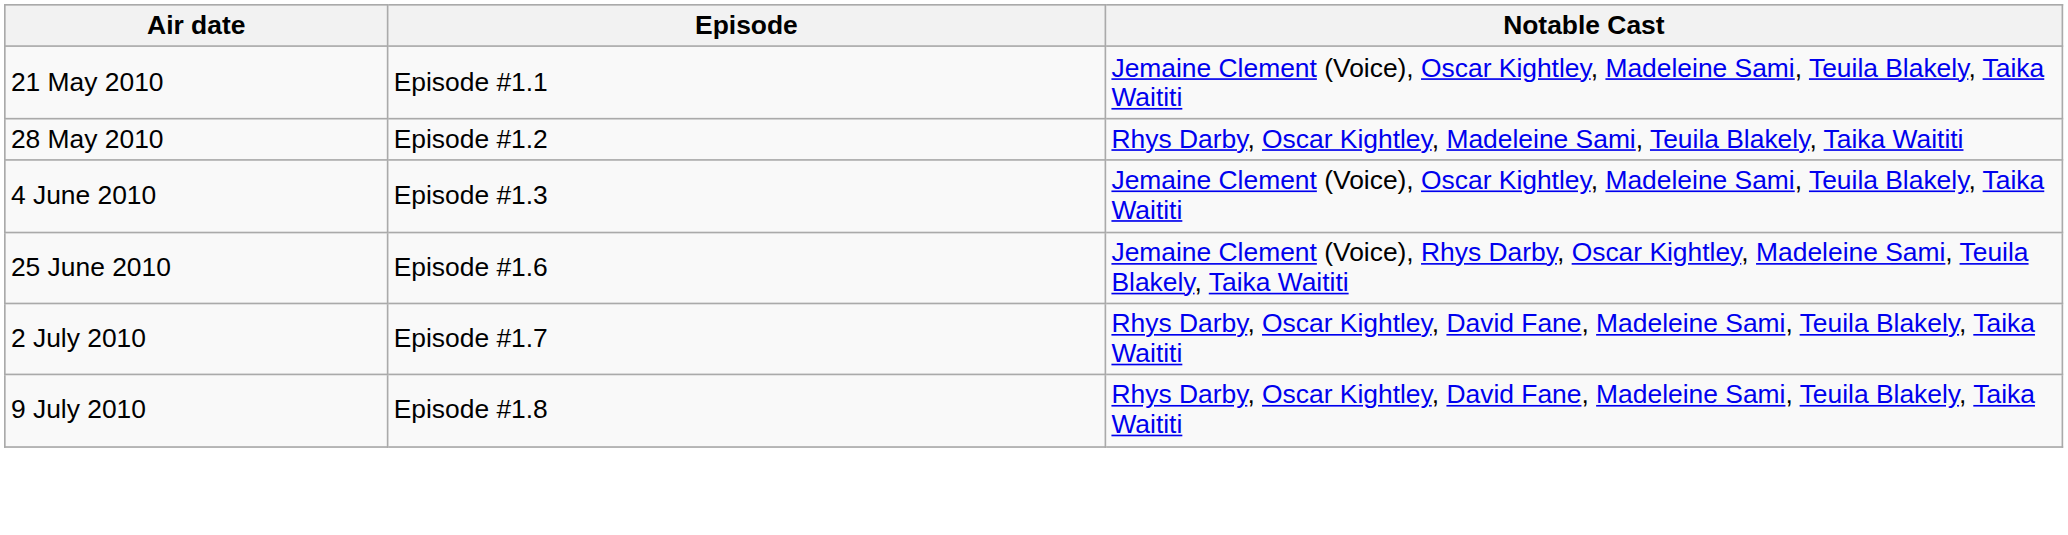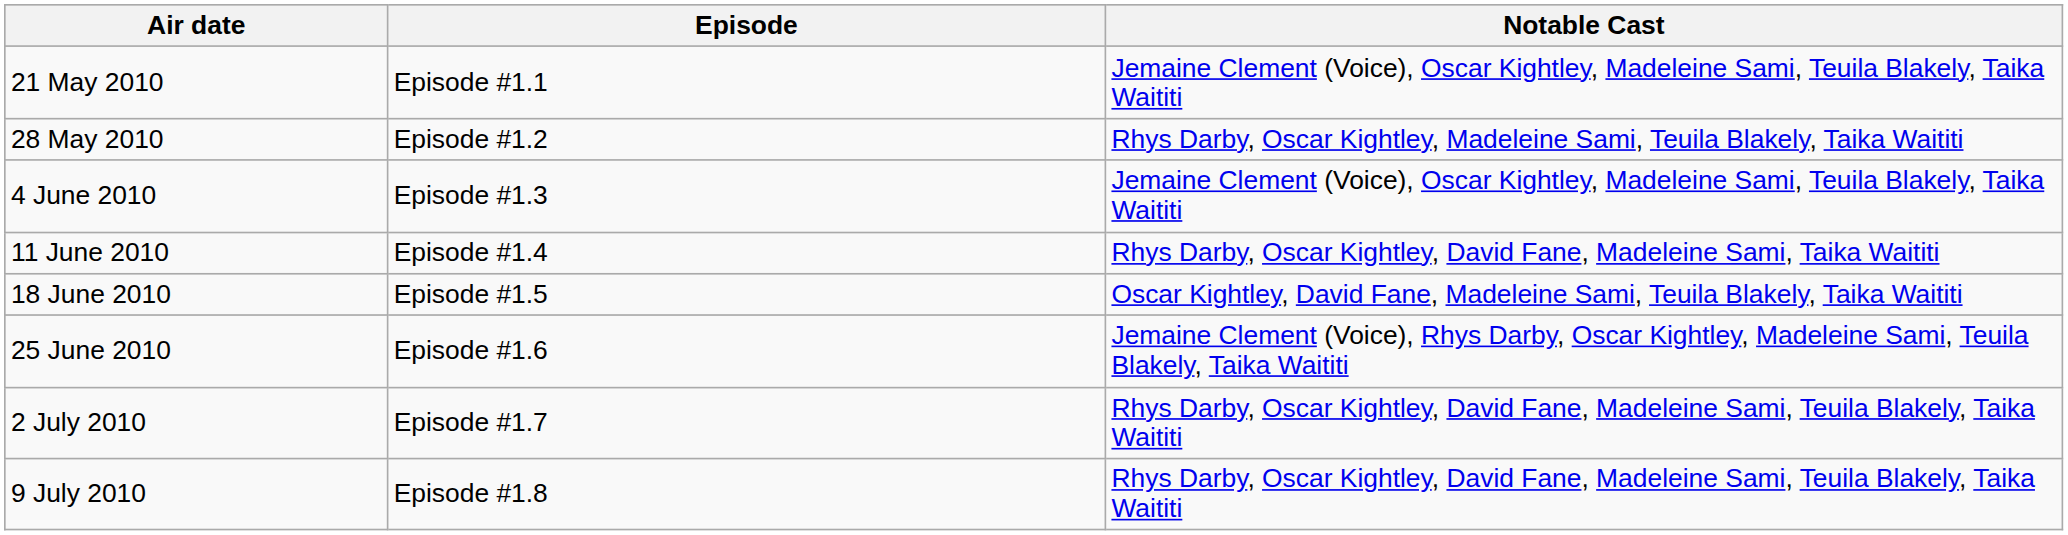+ row: (90, 252)
+ row: (91, 294)
